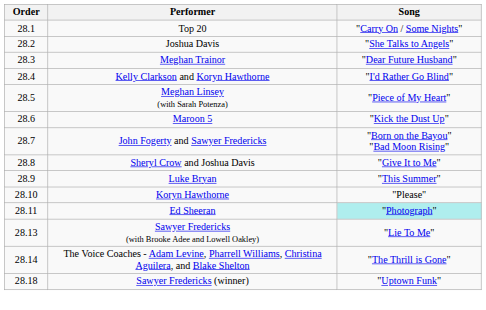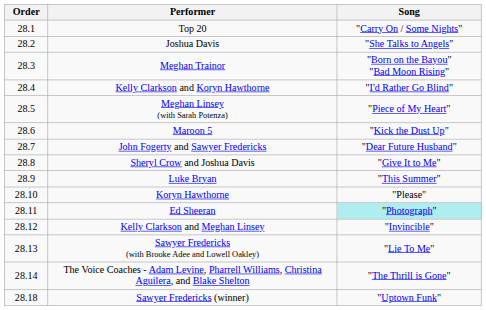(409, 60) "Dear Future Husband" -> (409, 66) "Born on the Bayou" "Bad Moon Rising"
(409, 141) "Born on the Bayou" "Bad Moon Rising" -> (409, 147) "Dear Future Husband"
+ row: (193, 227)
